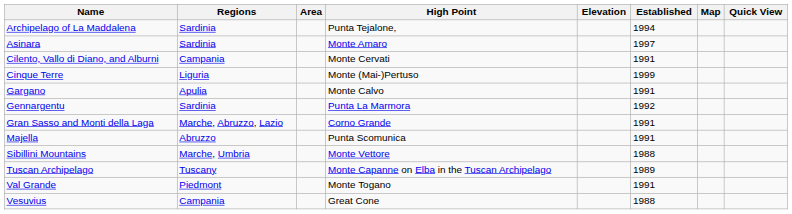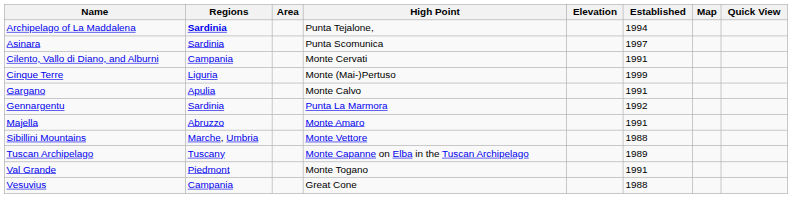(197, 28) normal -> (207, 28) bold
(358, 43) Monte Amaro -> (344, 43) Punta Scomunica
- row: (80, 122)
(367, 138) Punta Scomunica -> (335, 122) Monte Amaro
